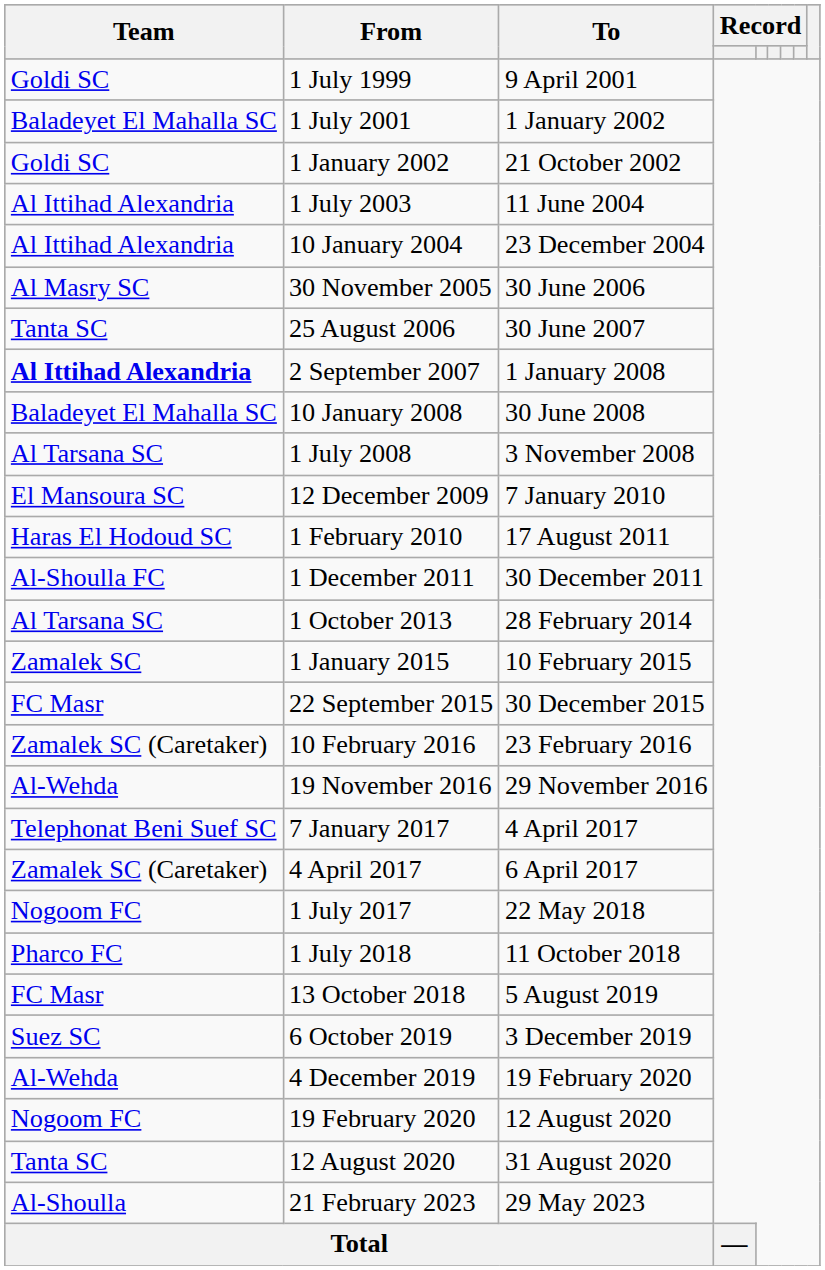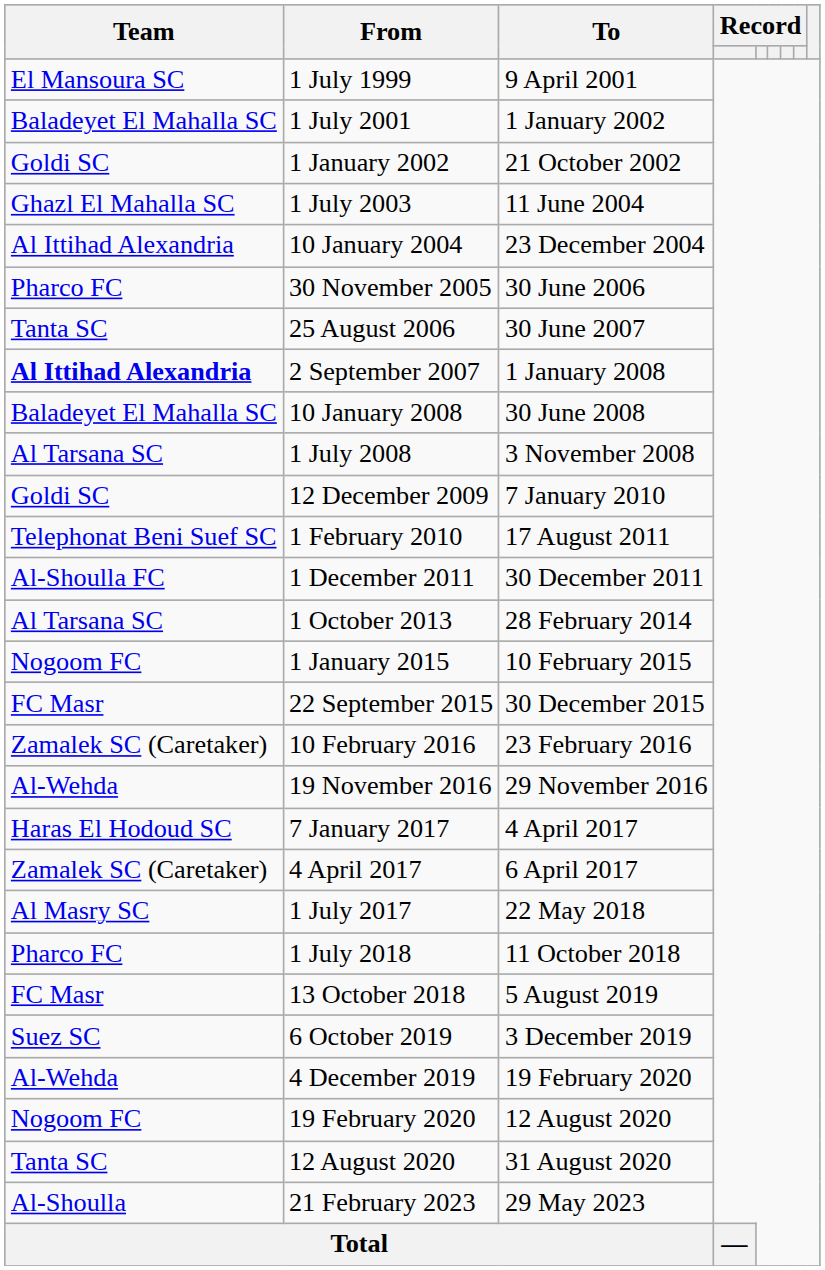(60, 79) Goldi SC -> (98, 79) El Mansoura SC
(122, 203) Al Ittihad Alexandria -> (123, 203) Ghazl El Mahalla SC
(80, 287) Al Masry SC -> (67, 287) Pharco FC
(98, 495) El Mansoura SC -> (60, 495) Goldi SC
(121, 536) Haras El Hodoud SC -> (144, 536) Telephonat Beni Suef SC
(76, 661) Zamalek SC -> (76, 661) Nogoom FC
(144, 828) Telephonat Beni Suef SC -> (121, 828) Haras El Hodoud SC
(76, 911) Nogoom FC -> (80, 911) Al Masry SC
